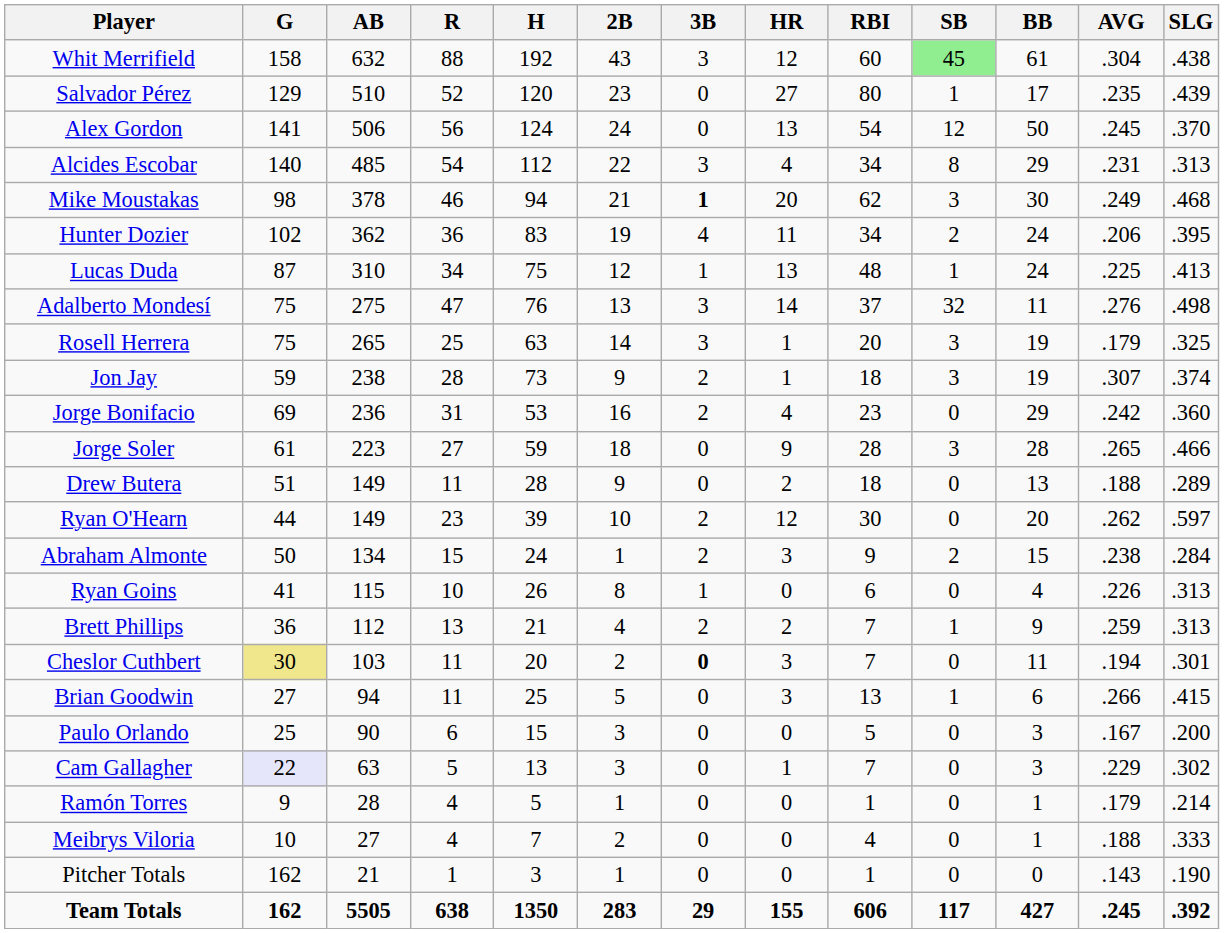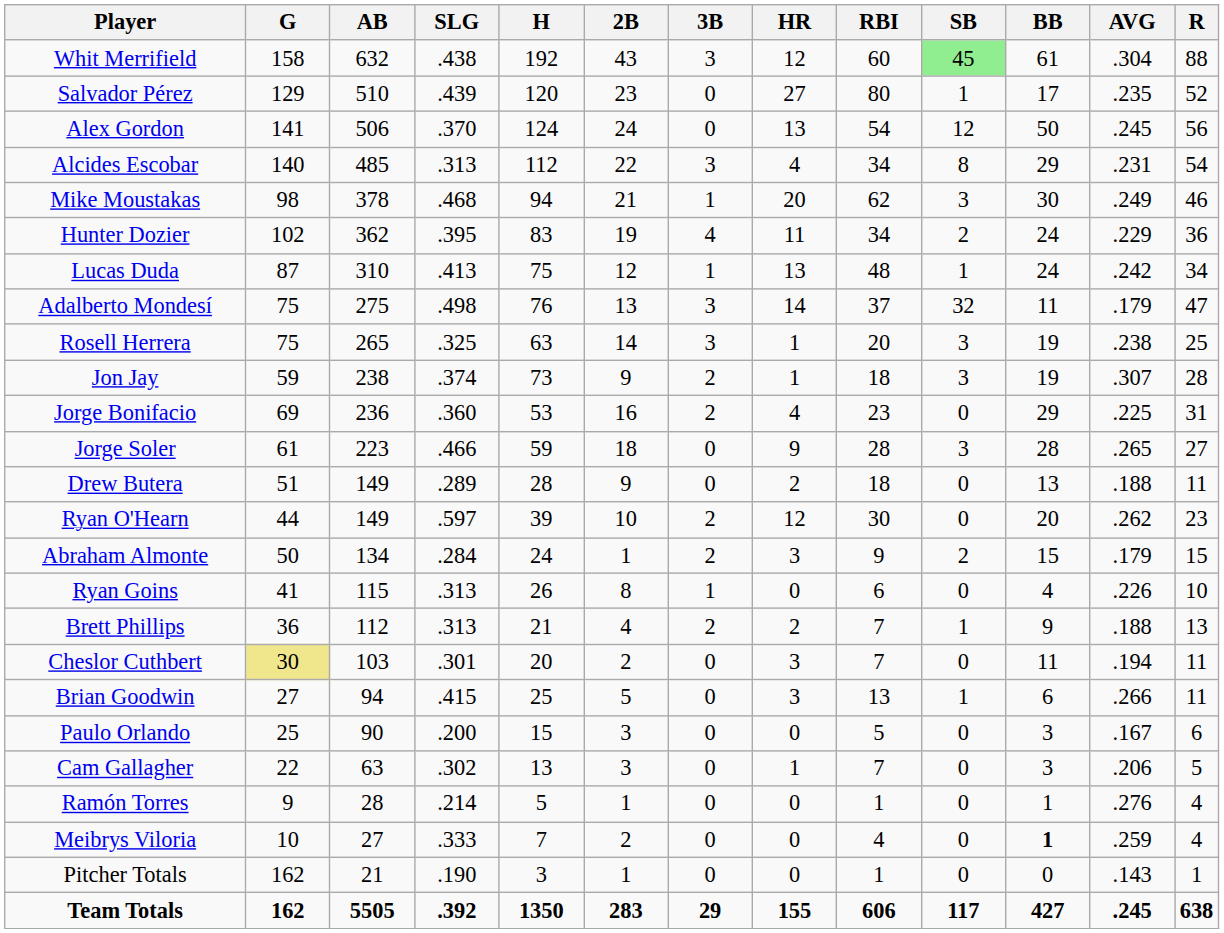columns swapped: (452, 22) <-> (1191, 22)
(703, 199) bold -> (710, 199) normal
(1121, 235) .206 -> (1132, 235) .229
(1121, 270) .225 -> (1132, 270) .242
(1121, 306) .276 -> (1132, 306) .179
(1121, 341) .179 -> (1132, 341) .238
(1121, 413) .242 -> (1132, 413) .225
(1121, 555) .238 -> (1132, 555) .179
(1121, 626) .259 -> (1132, 626) .188
(703, 661) bold -> (710, 661) normal
(285, 768) lavender background -> (288, 768) no background
(1121, 768) .229 -> (1132, 768) .206
(1121, 803) .179 -> (1132, 803) .276
(1037, 839) normal -> (1048, 839) bold
(1121, 839) .188 -> (1132, 839) .259
